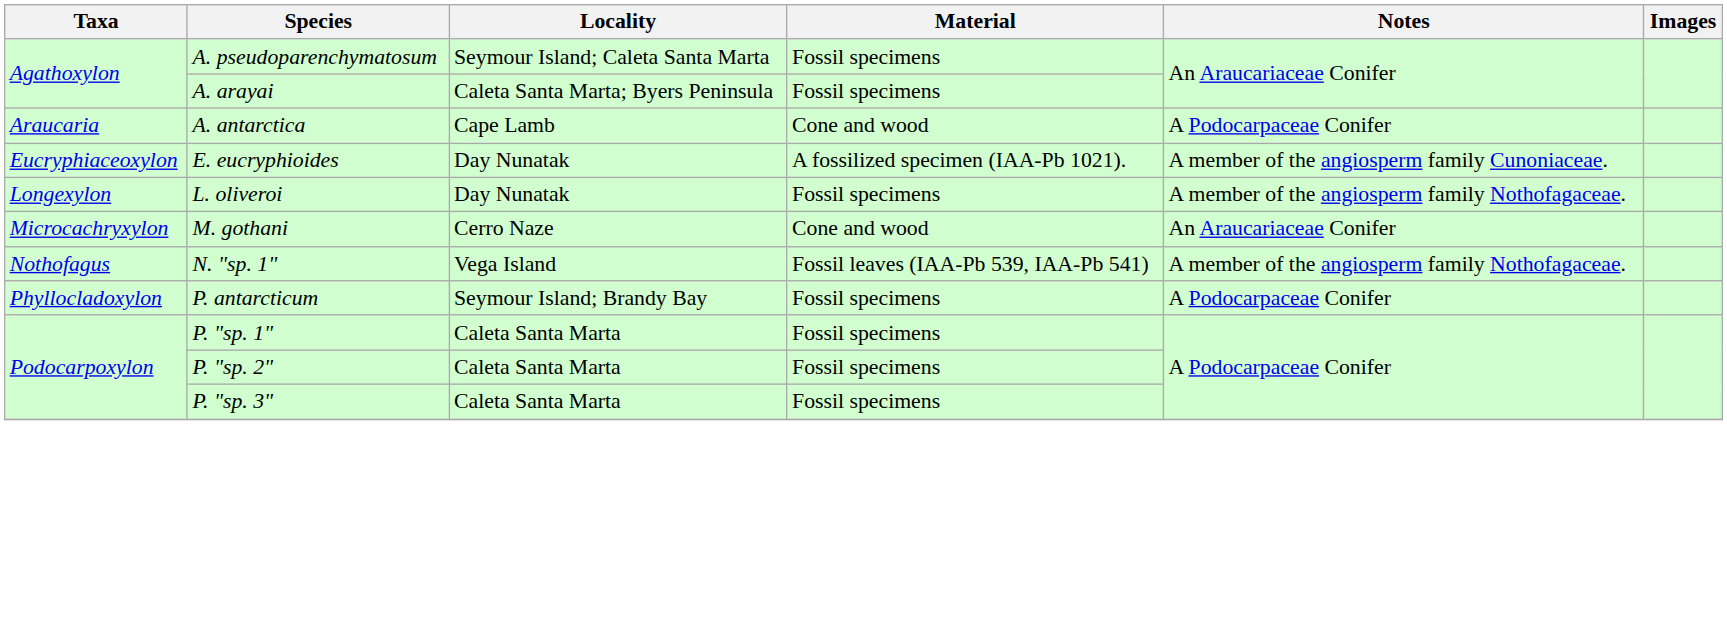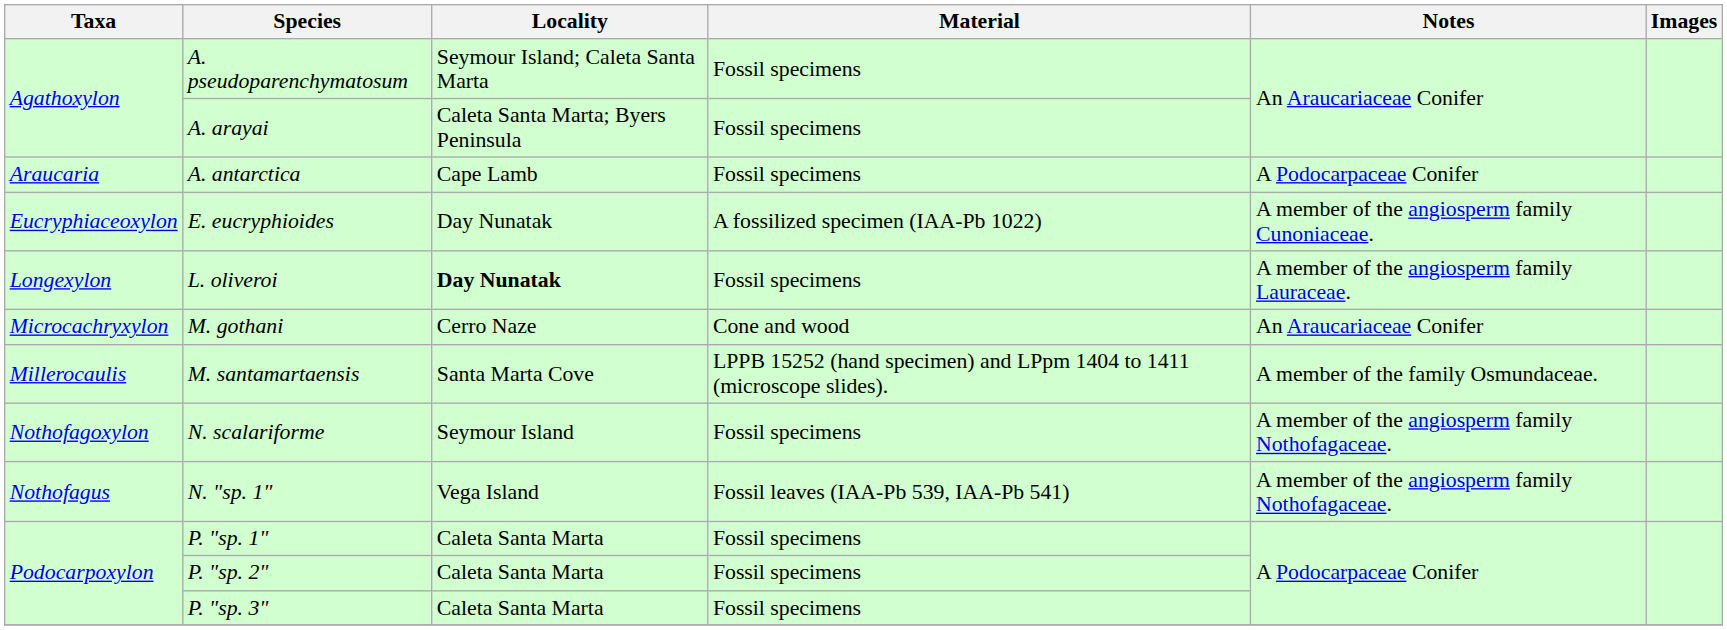(860, 125) Cone and wood -> (787, 174) Fossil specimens
(959, 159) A fossilized specimen (IAA-Pb 1021). -> (877, 220) A fossilized specimen (IAA-Pb 1022)
(512, 194) normal -> (499, 279) bold
(1397, 194) A member of the angiosperm family Nothofagaceae. -> (1414, 279) A member of the angiosperm family Lauraceae.
+ row: (274, 373)
+ row: (256, 432)
- row: (255, 297)
